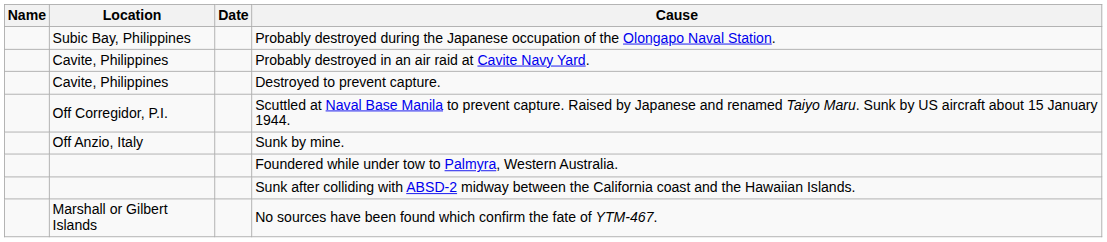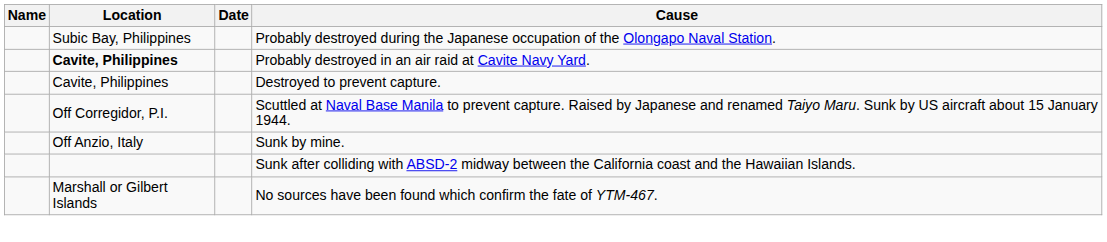(110, 60) normal -> (115, 60) bold
- row: (437, 165)
